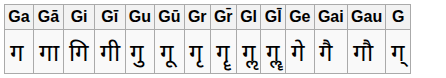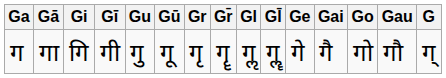+ column: (363, 17)
